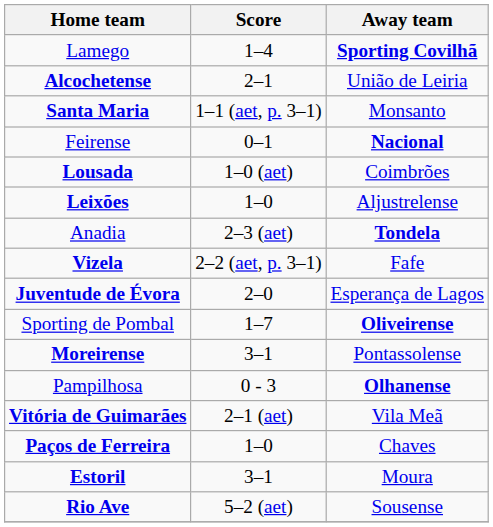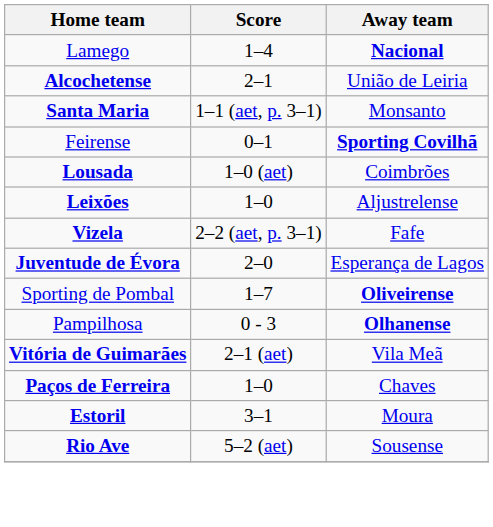(407, 50) Sporting Covilhã -> (407, 50) Nacional
(407, 141) Nacional -> (407, 141) Sporting Covilhã
- row: (98, 232)
- row: (98, 354)
